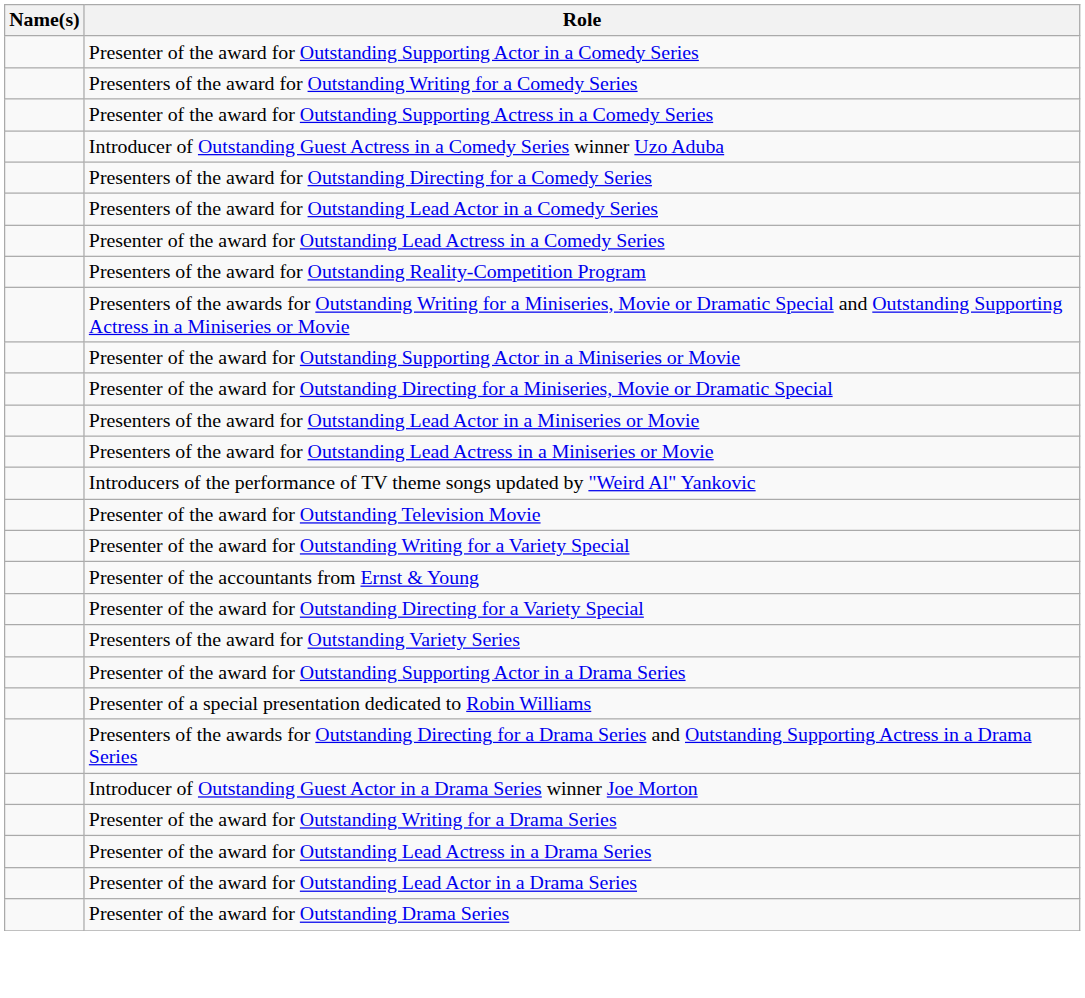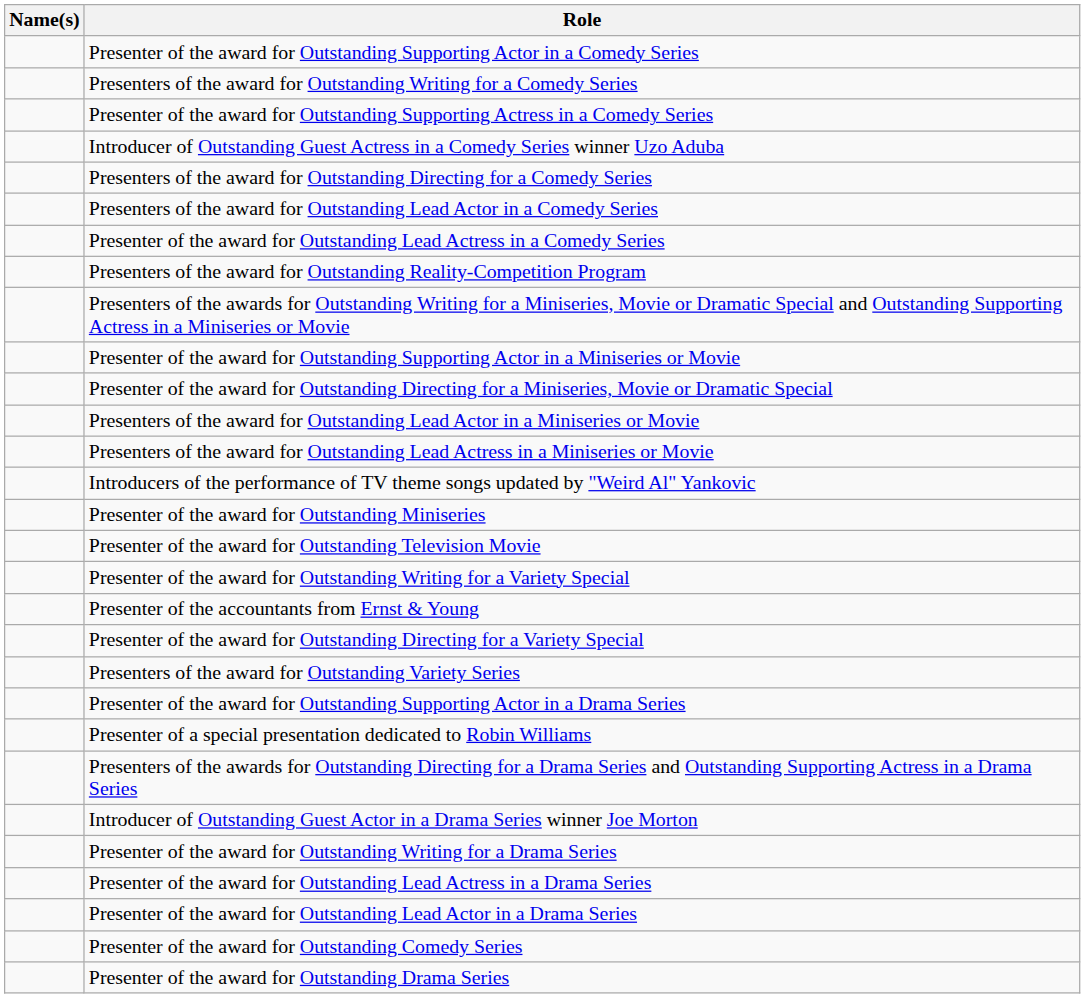+ row: (287, 514)
+ row: (306, 945)
